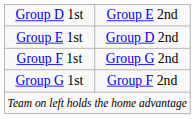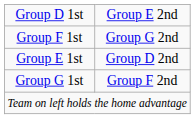rows swapped: (49, 37) <-> (49, 59)
